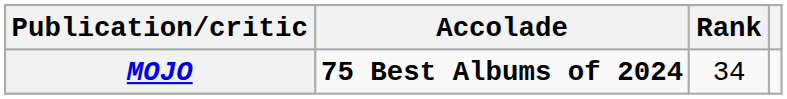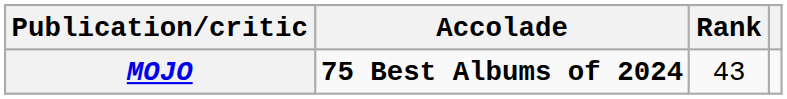(729, 72) 34 -> (729, 72) 43
